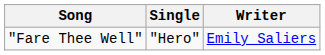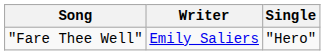columns swapped: (175, 16) <-> (261, 16)
